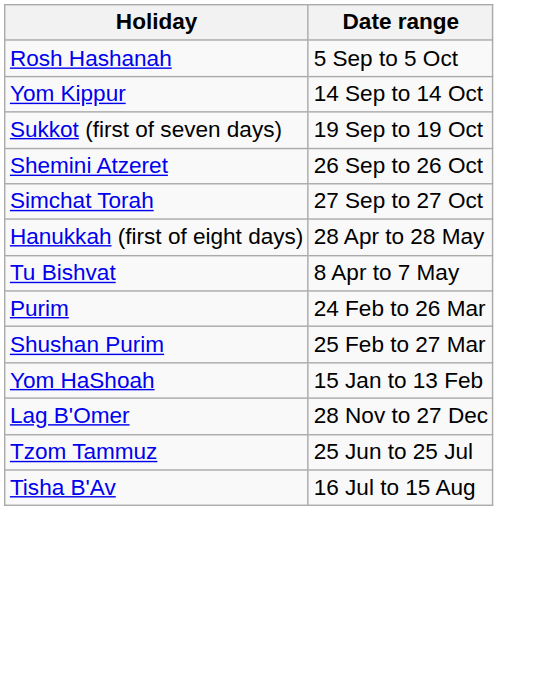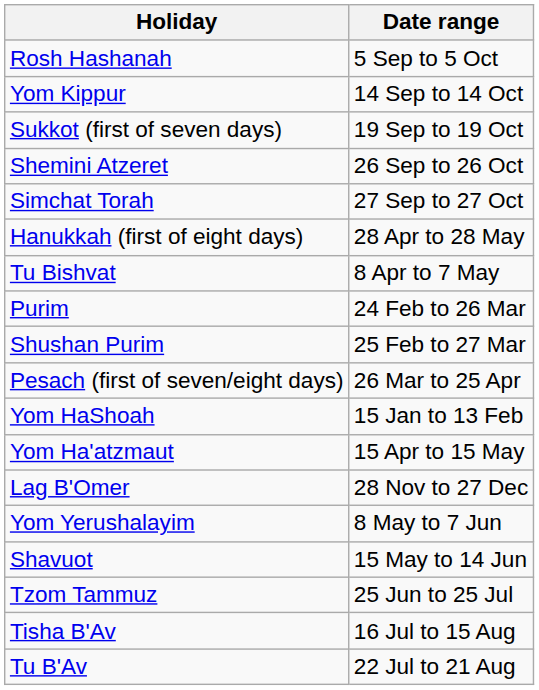+ row: (177, 380)
+ row: (92, 451)
+ row: (102, 523)
+ row: (51, 559)
+ row: (48, 666)
